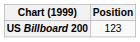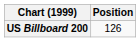(113, 28) 123 -> (113, 28) 126
